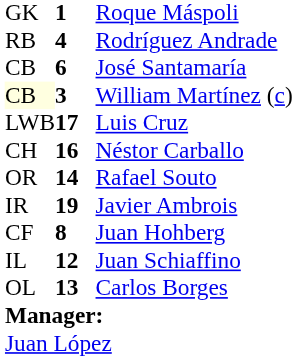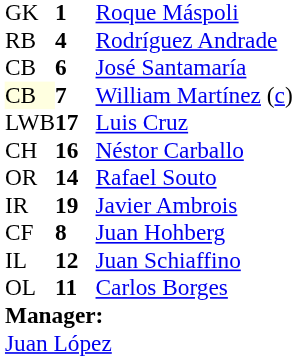(61, 95) 3 -> (61, 95) 7
(67, 287) 13 -> (66, 287) 11
